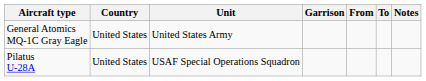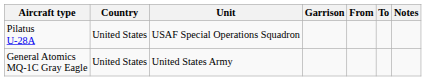rows swapped: (47, 34) <-> (21, 62)
